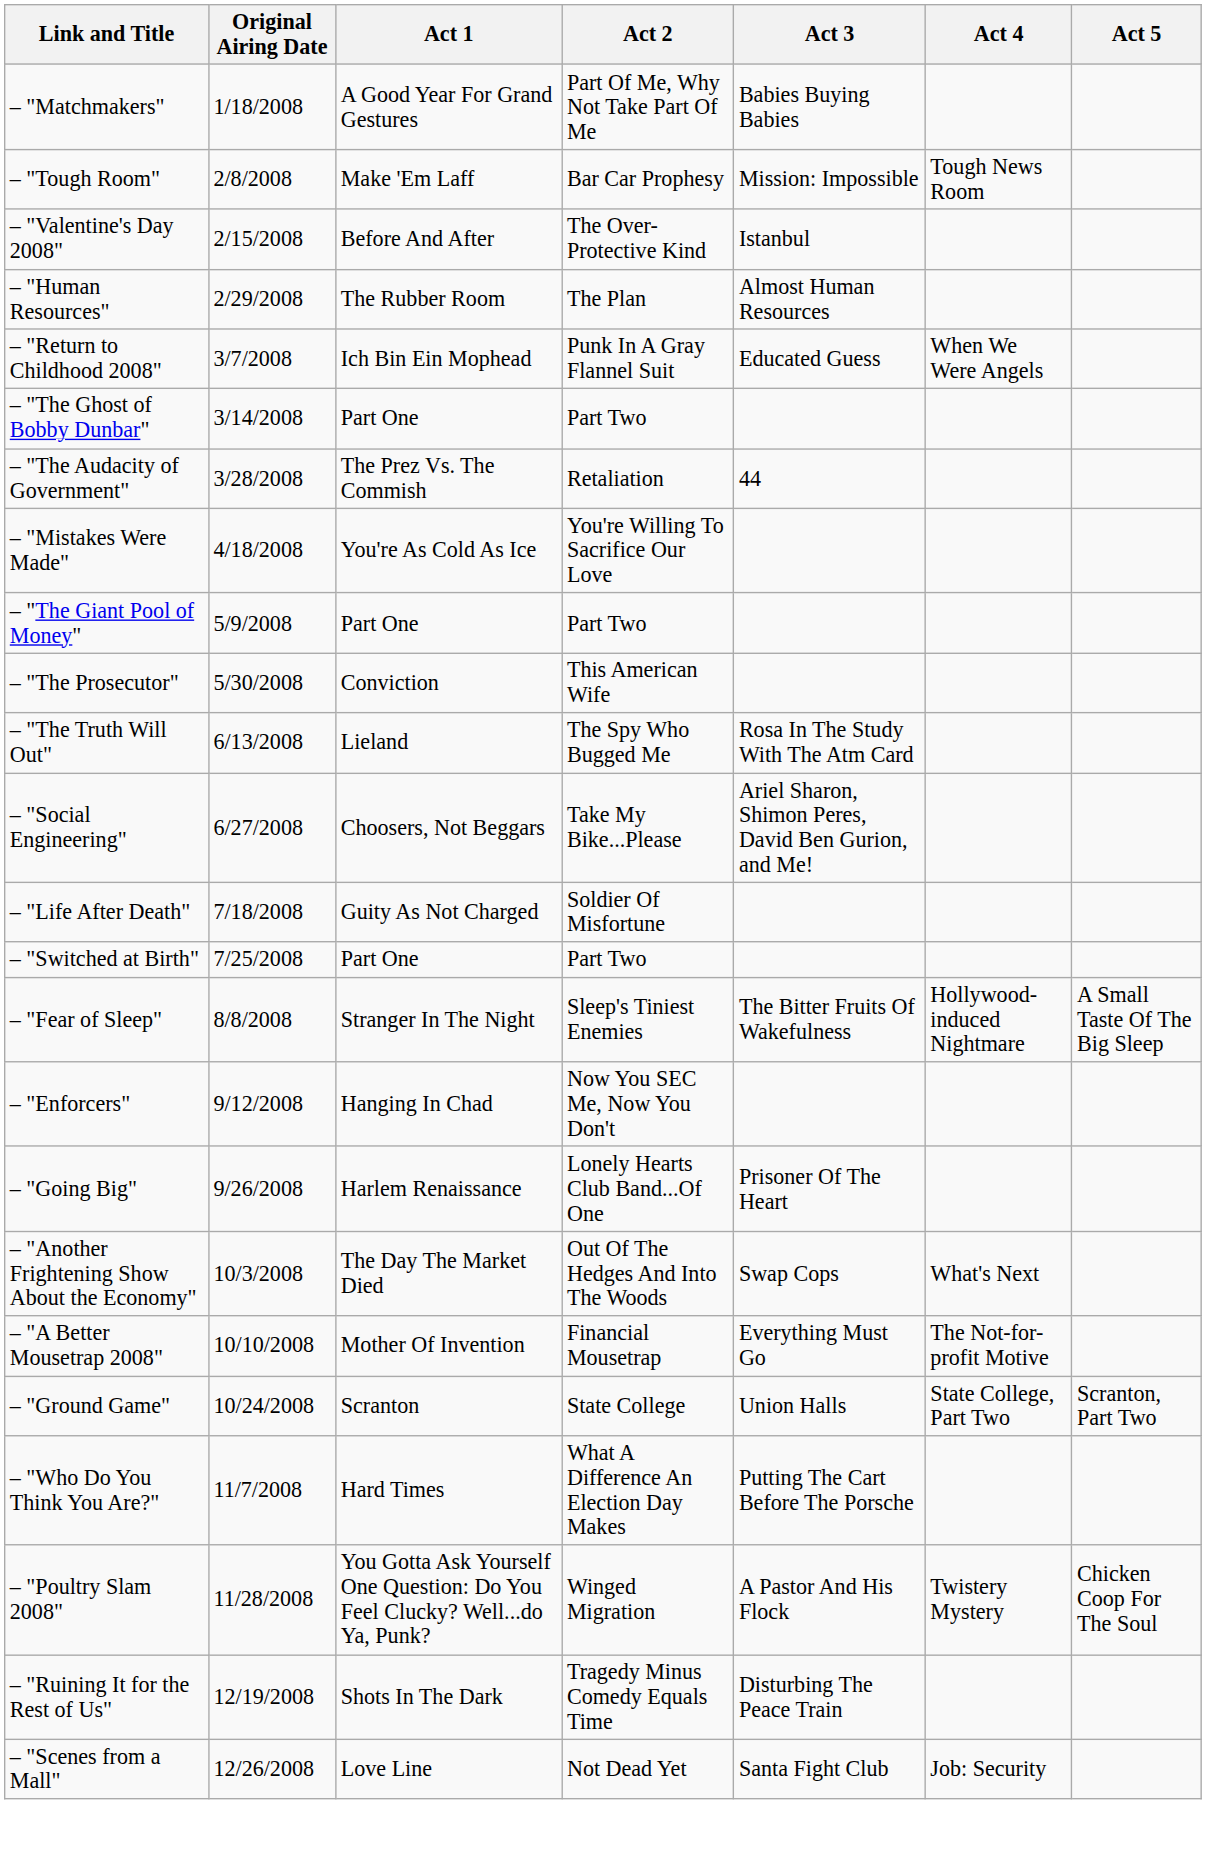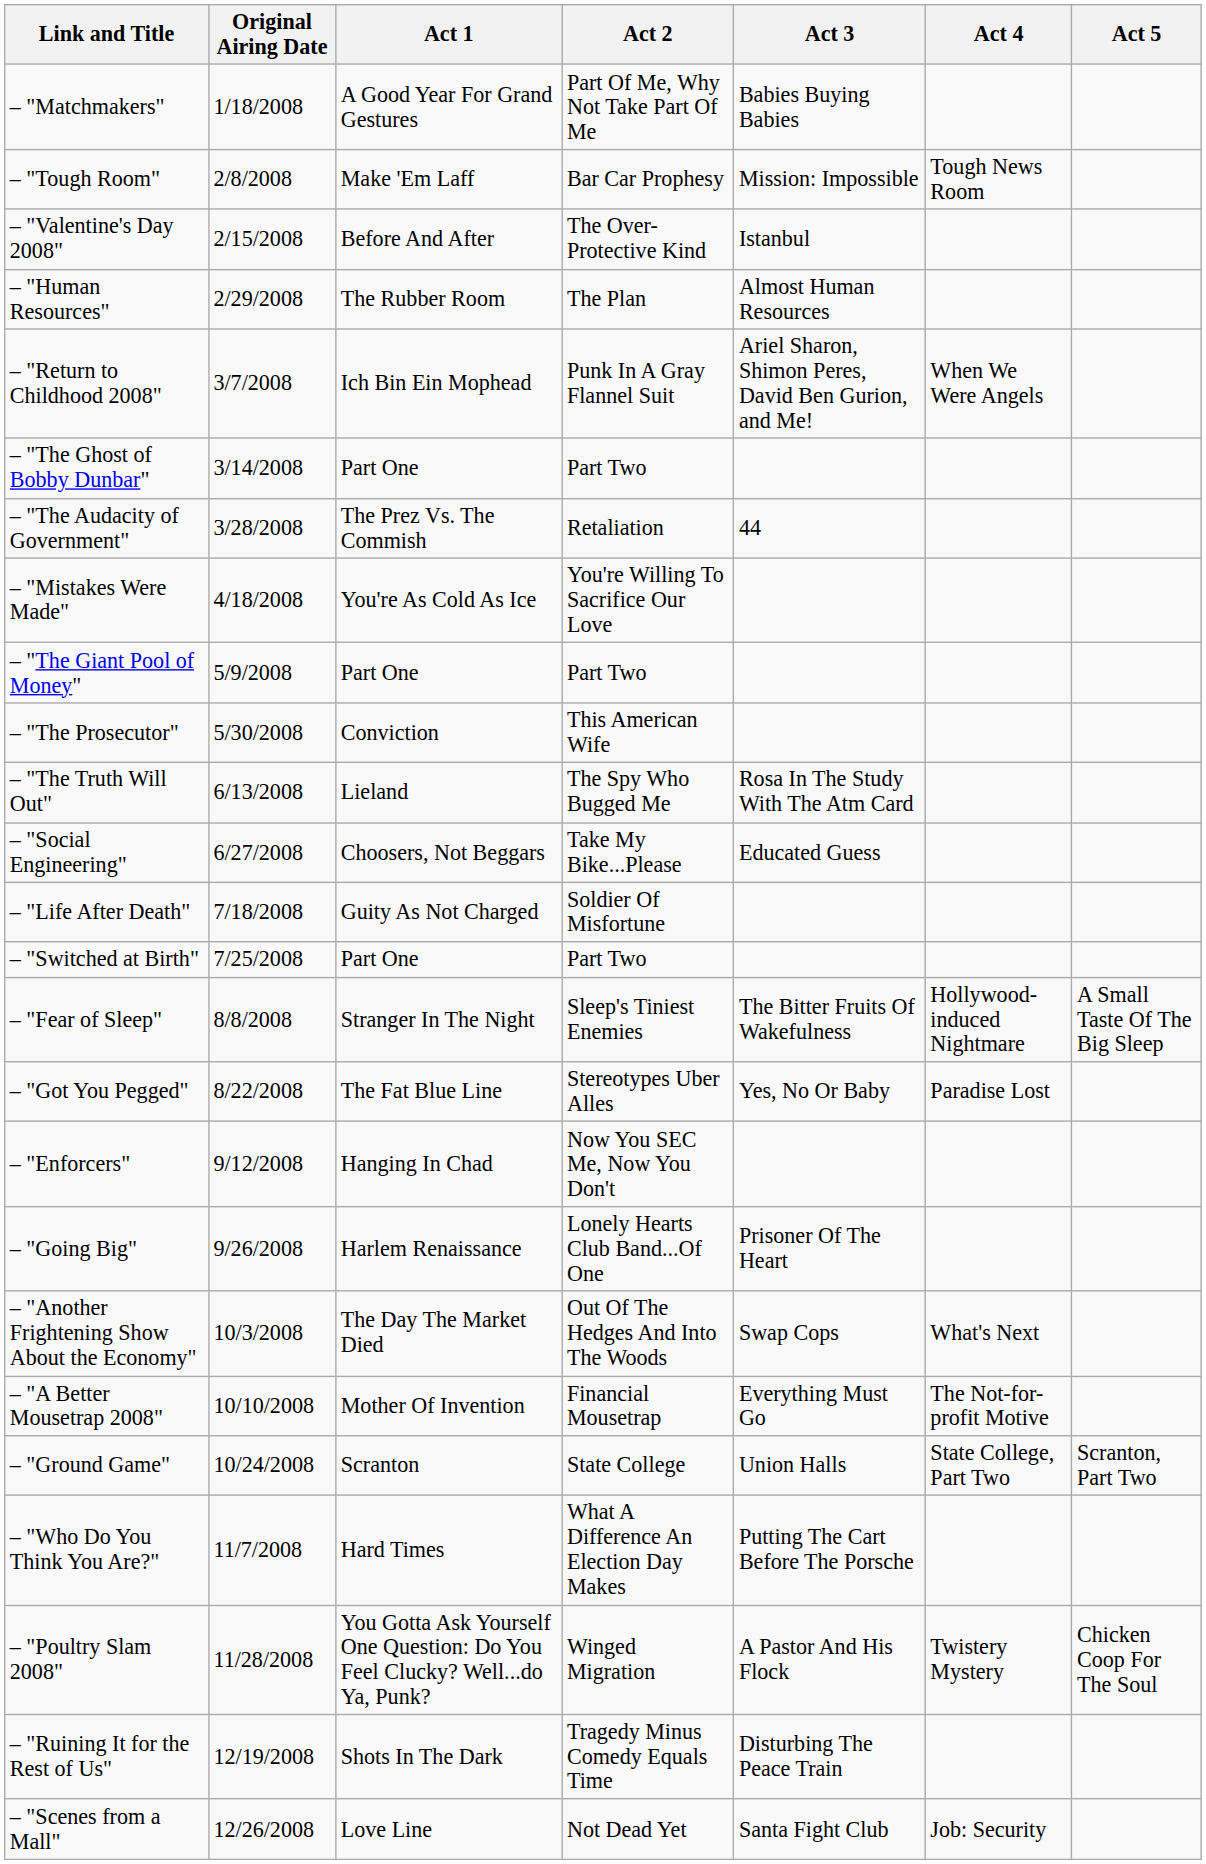(810, 358) Educated Guess -> (823, 383) Ariel Sharon, Shimon Peres, David Ben Gurion, and Me!
(823, 827) Ariel Sharon, Shimon Peres, David Ben Gurion, and Me! -> (810, 852) Educated Guess
+ row: (99, 1091)
